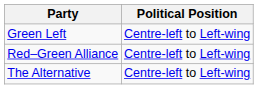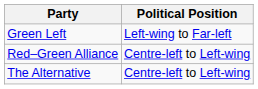(187, 34) Centre-left to Left-wing -> (178, 34) Left-wing to Far-left
